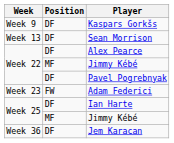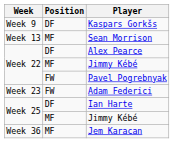(50, 38) DF -> (50, 38) MF
(50, 78) DF -> (50, 78) FW
(50, 131) DF -> (50, 131) MF
